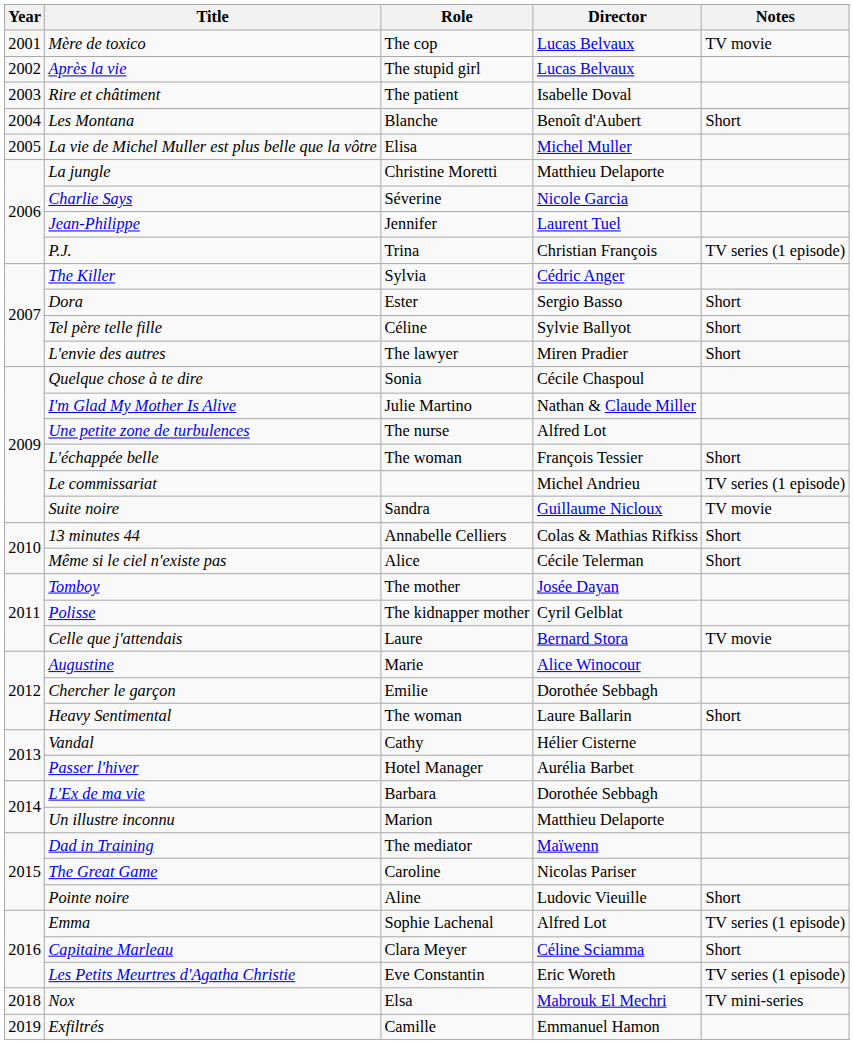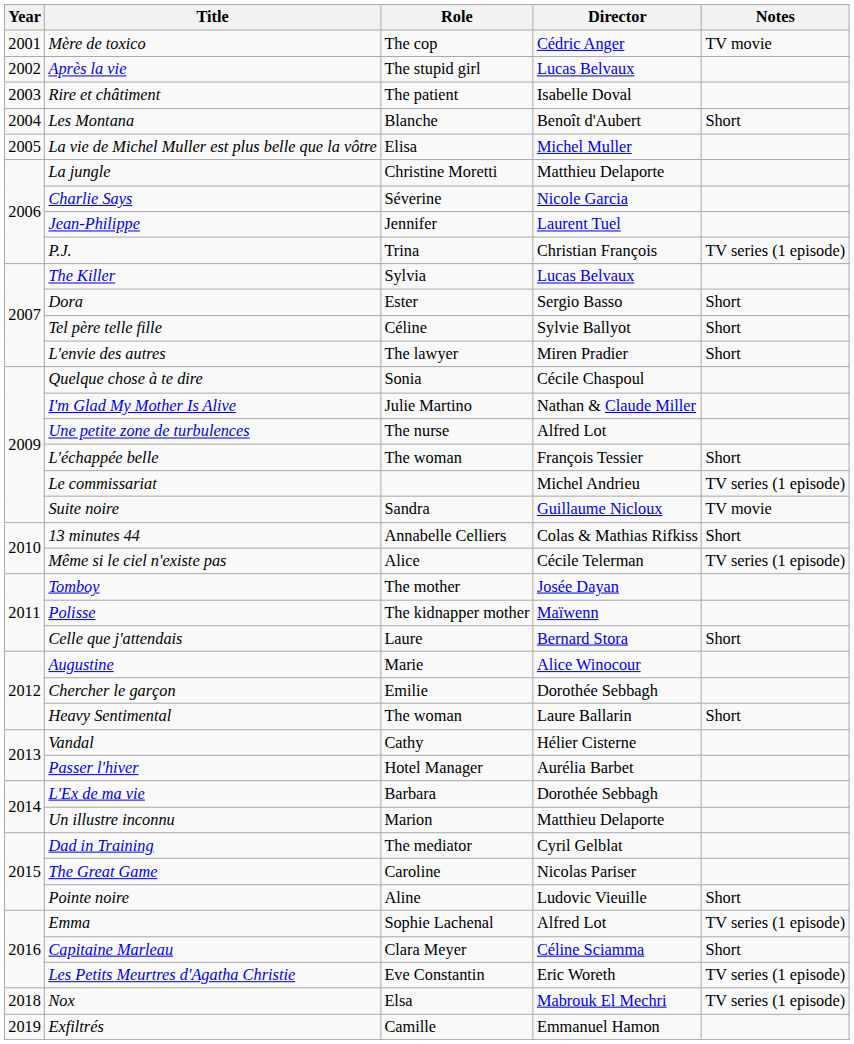(586, 43) Lucas Belvaux -> (581, 43) Cédric Anger
(581, 276) Cédric Anger -> (586, 276) Lucas Belvaux
(723, 560) Short -> (775, 560) TV series (1 episode)
(580, 612) Cyril Gelblat -> (568, 612) Maïwenn
(739, 638) TV movie -> (723, 638) Short
(568, 845) Maïwenn -> (580, 845) Cyril Gelblat
(754, 1000) TV mini-series -> (775, 1000) TV series (1 episode)
